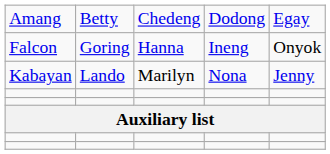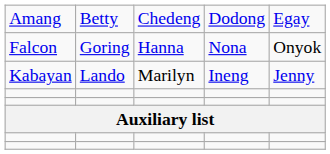(228, 46) Ineng -> (228, 46) Nona
(228, 74) Nona -> (228, 74) Ineng
